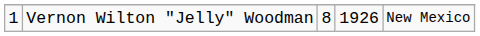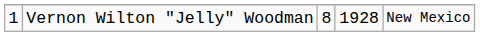(359, 18) 1926 -> (359, 18) 1928
